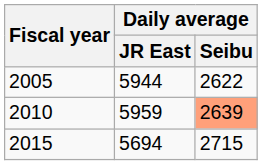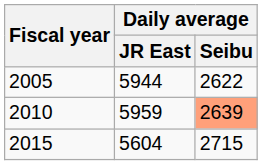(141, 143) 5694 -> (141, 143) 5604
